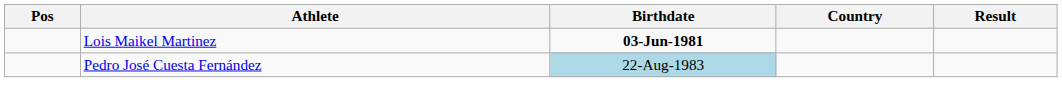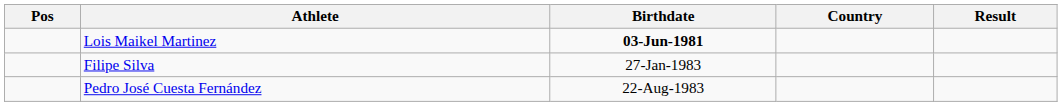+ row: (119, 64)
(663, 64) lightblue background -> (663, 88) no background
